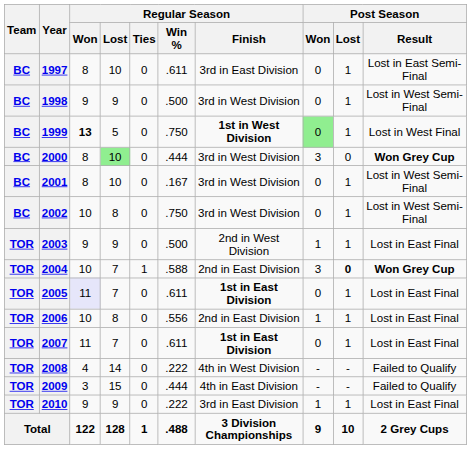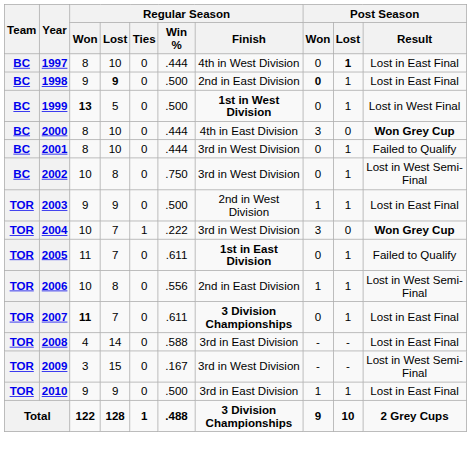(177, 70) .611 -> (177, 63) .444
(249, 70) 3rd in East Division -> (249, 63) 4th in West Division
(348, 70) normal -> (348, 63) bold
(415, 70) Lost in East Semi-Final -> (415, 63) Lost in East Final
(115, 101) normal -> (115, 81) bold
(249, 101) 3rd in West Division -> (249, 81) 2nd in East Division
(318, 101) normal -> (318, 81) bold
(415, 101) Lost in West Semi-Final -> (415, 81) Lost in East Final
(177, 132) .750 -> (177, 106) .500
(318, 132) lightgreen background -> (318, 106) no background
(115, 157) lightgreen background -> (115, 131) no background
(249, 157) 3rd in West Division -> (249, 131) 4th in East Division
(177, 182) .167 -> (177, 149) .444
(415, 182) Lost in West Semi-Final -> (415, 149) Failed to Qualify
(177, 269) .588 -> (177, 230) .222
(249, 269) 2nd in East Division -> (249, 230) 3rd in West Division
(348, 269) bold -> (348, 230) normal
(85, 293) lavender background -> (85, 255) no background
(415, 293) Lost in East Final -> (415, 255) Failed to Qualify
(415, 318) Lost in East Final -> (415, 286) Lost in West Semi-Final
(85, 343) normal -> (85, 317) bold
(249, 343) 1st in East Division -> (249, 317) 3 Division Championships
(177, 368) .222 -> (177, 342) .588
(249, 368) 4th in West Division -> (249, 342) 3rd in East Division
(415, 368) Failed to Qualify -> (415, 342) Lost in East Final
(177, 386) .444 -> (177, 367) .167
(249, 386) 4th in East Division -> (249, 367) 3rd in West Division
(415, 386) Failed to Qualify -> (415, 367) Lost in West Semi-Final
(177, 404) .222 -> (177, 391) .500
